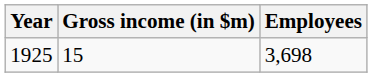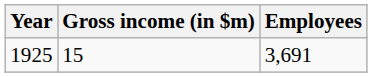(288, 54) 3,698 -> (288, 54) 3,691
